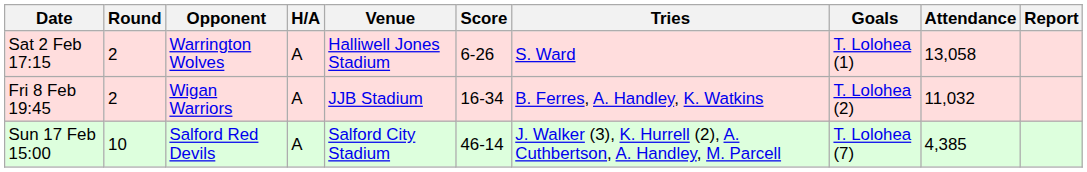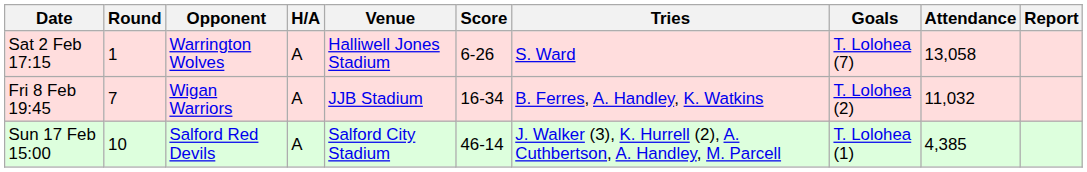(113, 53) 2 -> (113, 53) 1
(872, 53) T. Lolohea (1) -> (872, 53) T. Lolohea (7)
(113, 99) 2 -> (113, 99) 7
(872, 144) T. Lolohea (7) -> (872, 144) T. Lolohea (1)
